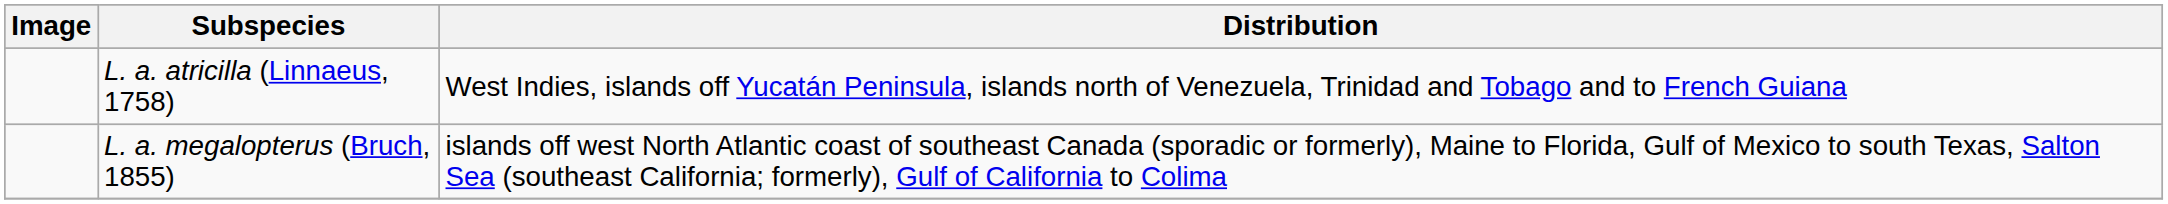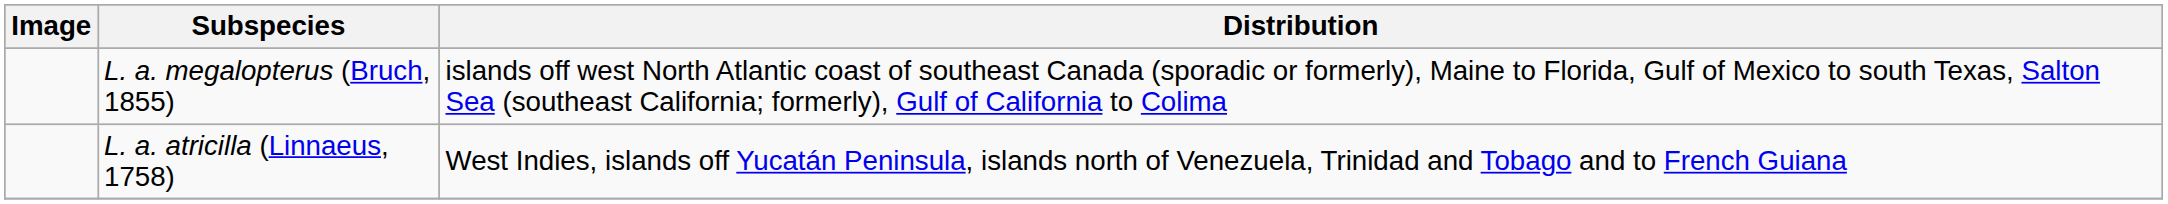rows swapped: (267, 160) <-> (246, 85)
